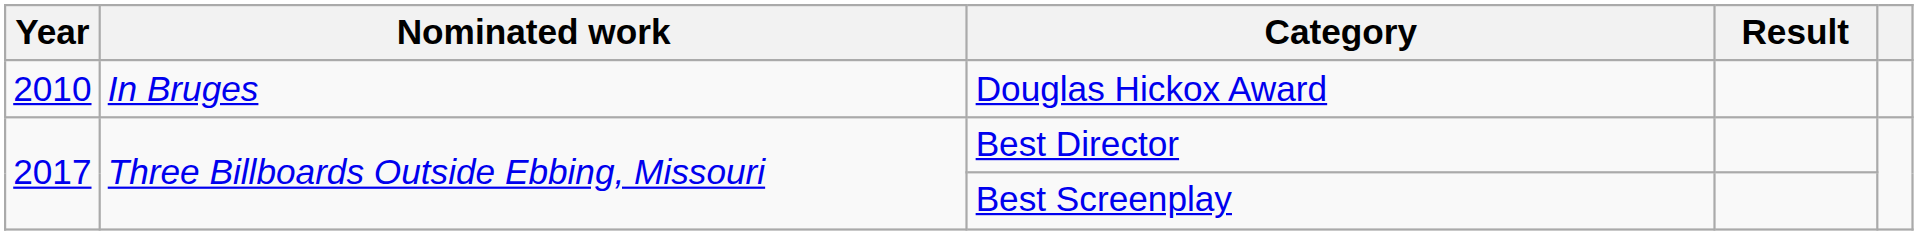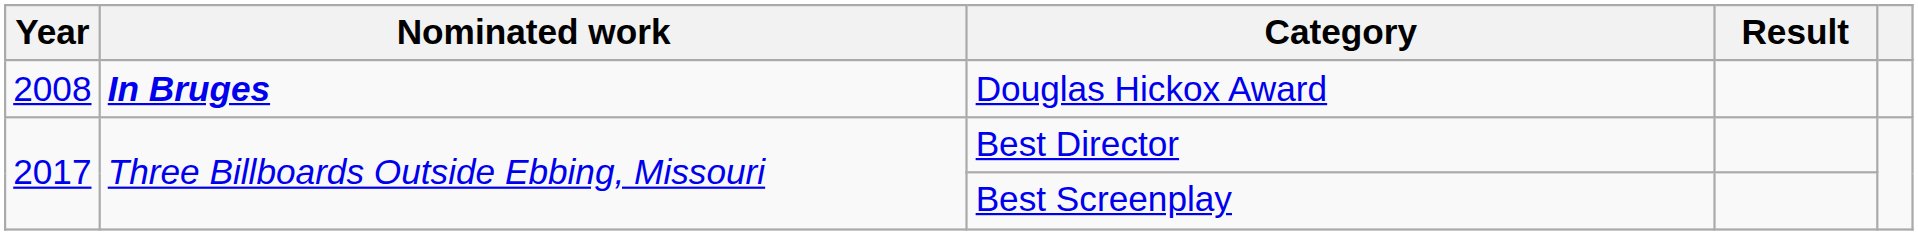(52, 88) 2010 -> (52, 88) 2008
(183, 88) normal -> (189, 88) bold
